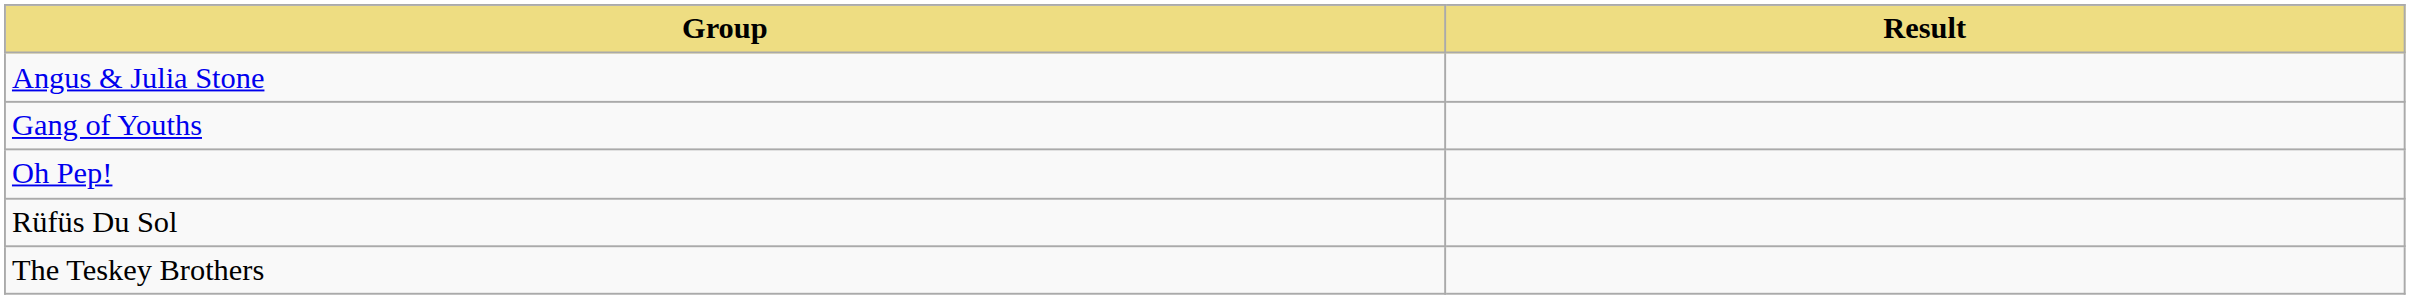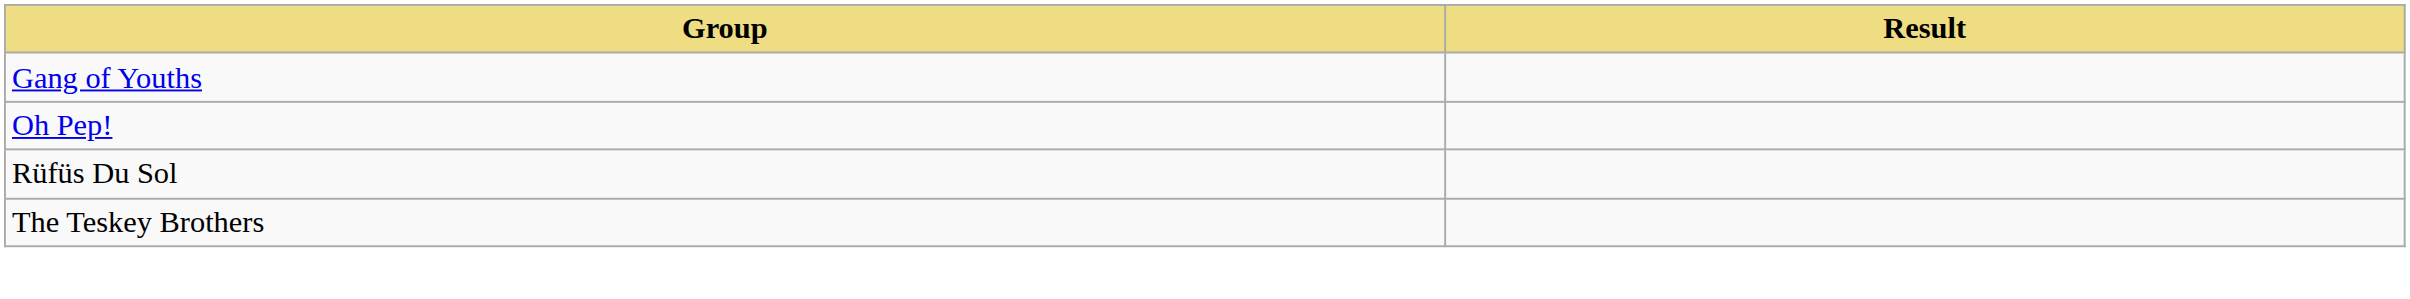- row: (138, 76)
